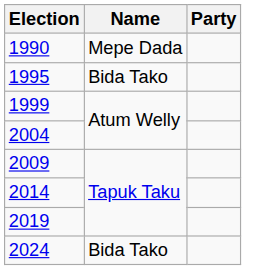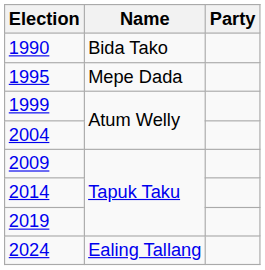(135, 47) Mepe Dada -> (128, 47) Bida Tako
(128, 76) Bida Tako -> (135, 76) Mepe Dada
(128, 250) Bida Tako -> (145, 250) Ealing Tallang
